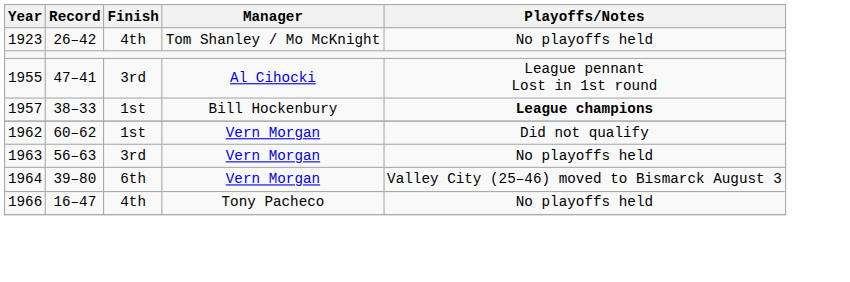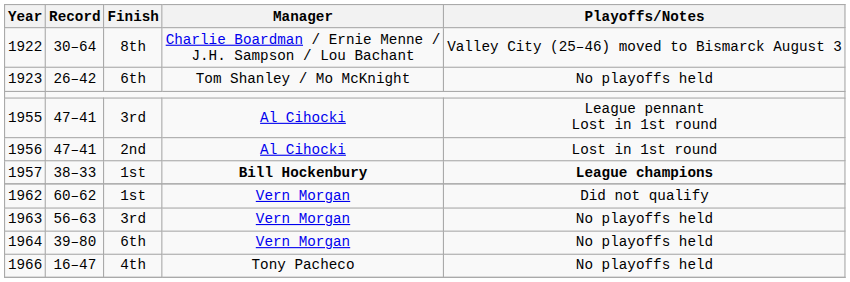+ row: (25, 48)
(133, 40) 4th -> (133, 79) 6th
+ row: (25, 149)
(273, 109) normal -> (303, 173) bold
(584, 179) Valley City (25–46) moved to Bismarck August 3 -> (645, 242) No playoffs held
